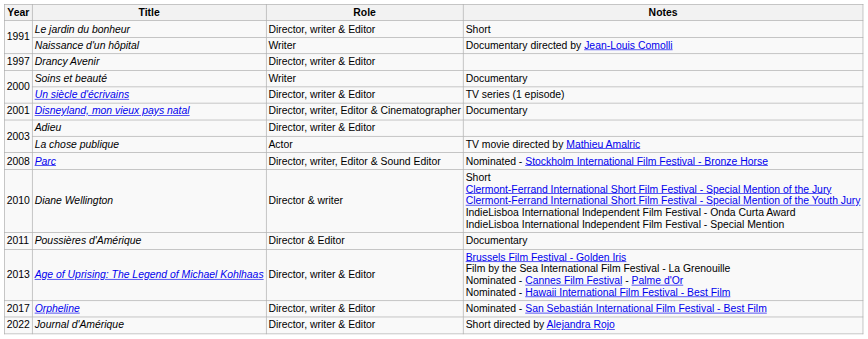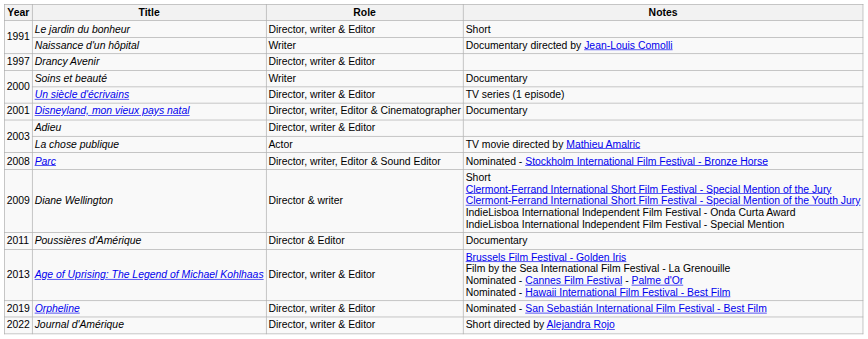(18, 201) 2010 -> (18, 201) 2009
(18, 309) 2017 -> (18, 309) 2019
